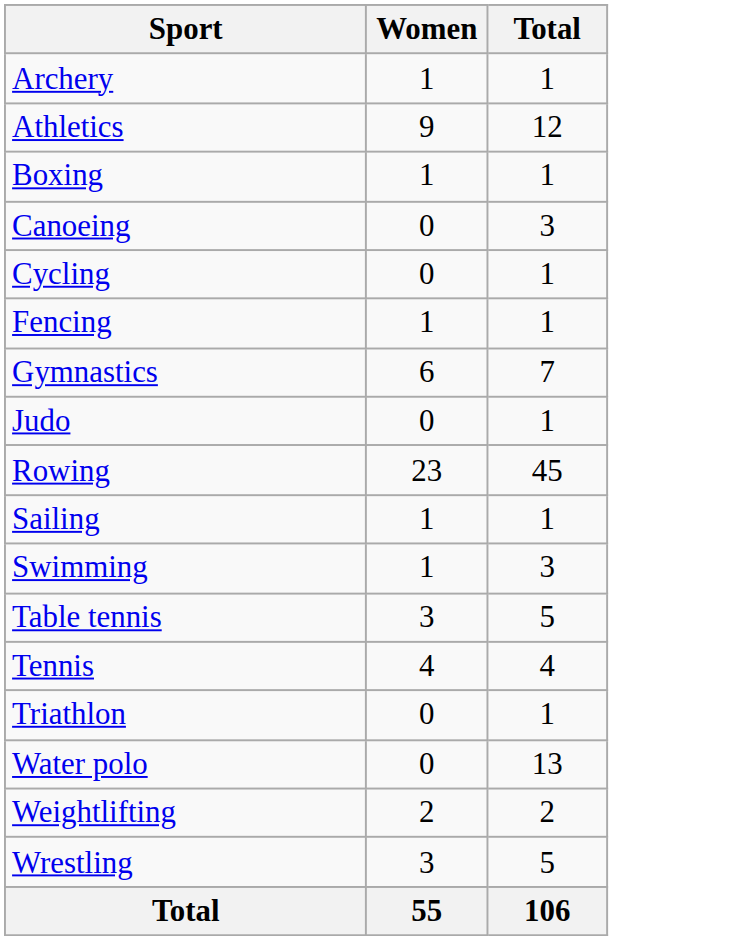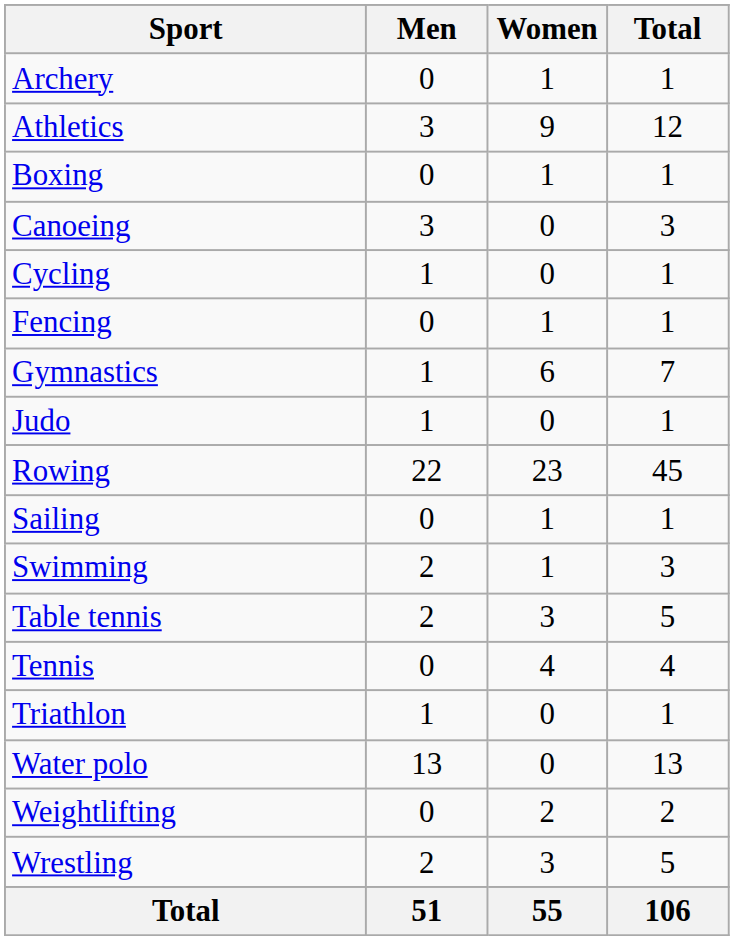+ column: (427, 28)
